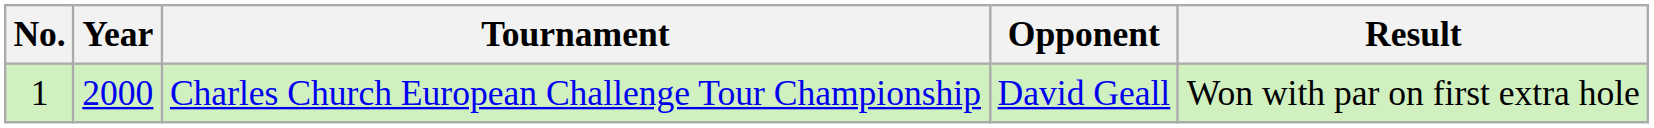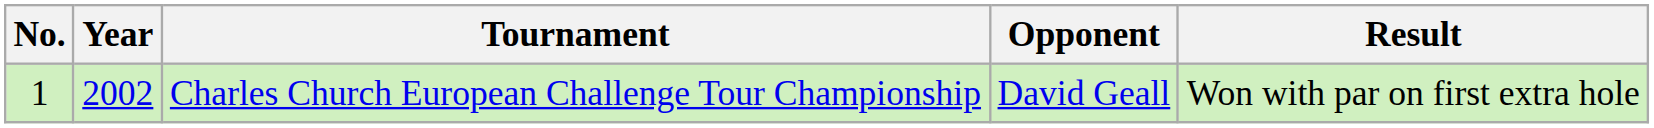(118, 92) 2000 -> (118, 92) 2002
